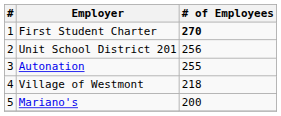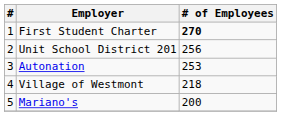(192, 67) 255 -> (192, 67) 253
